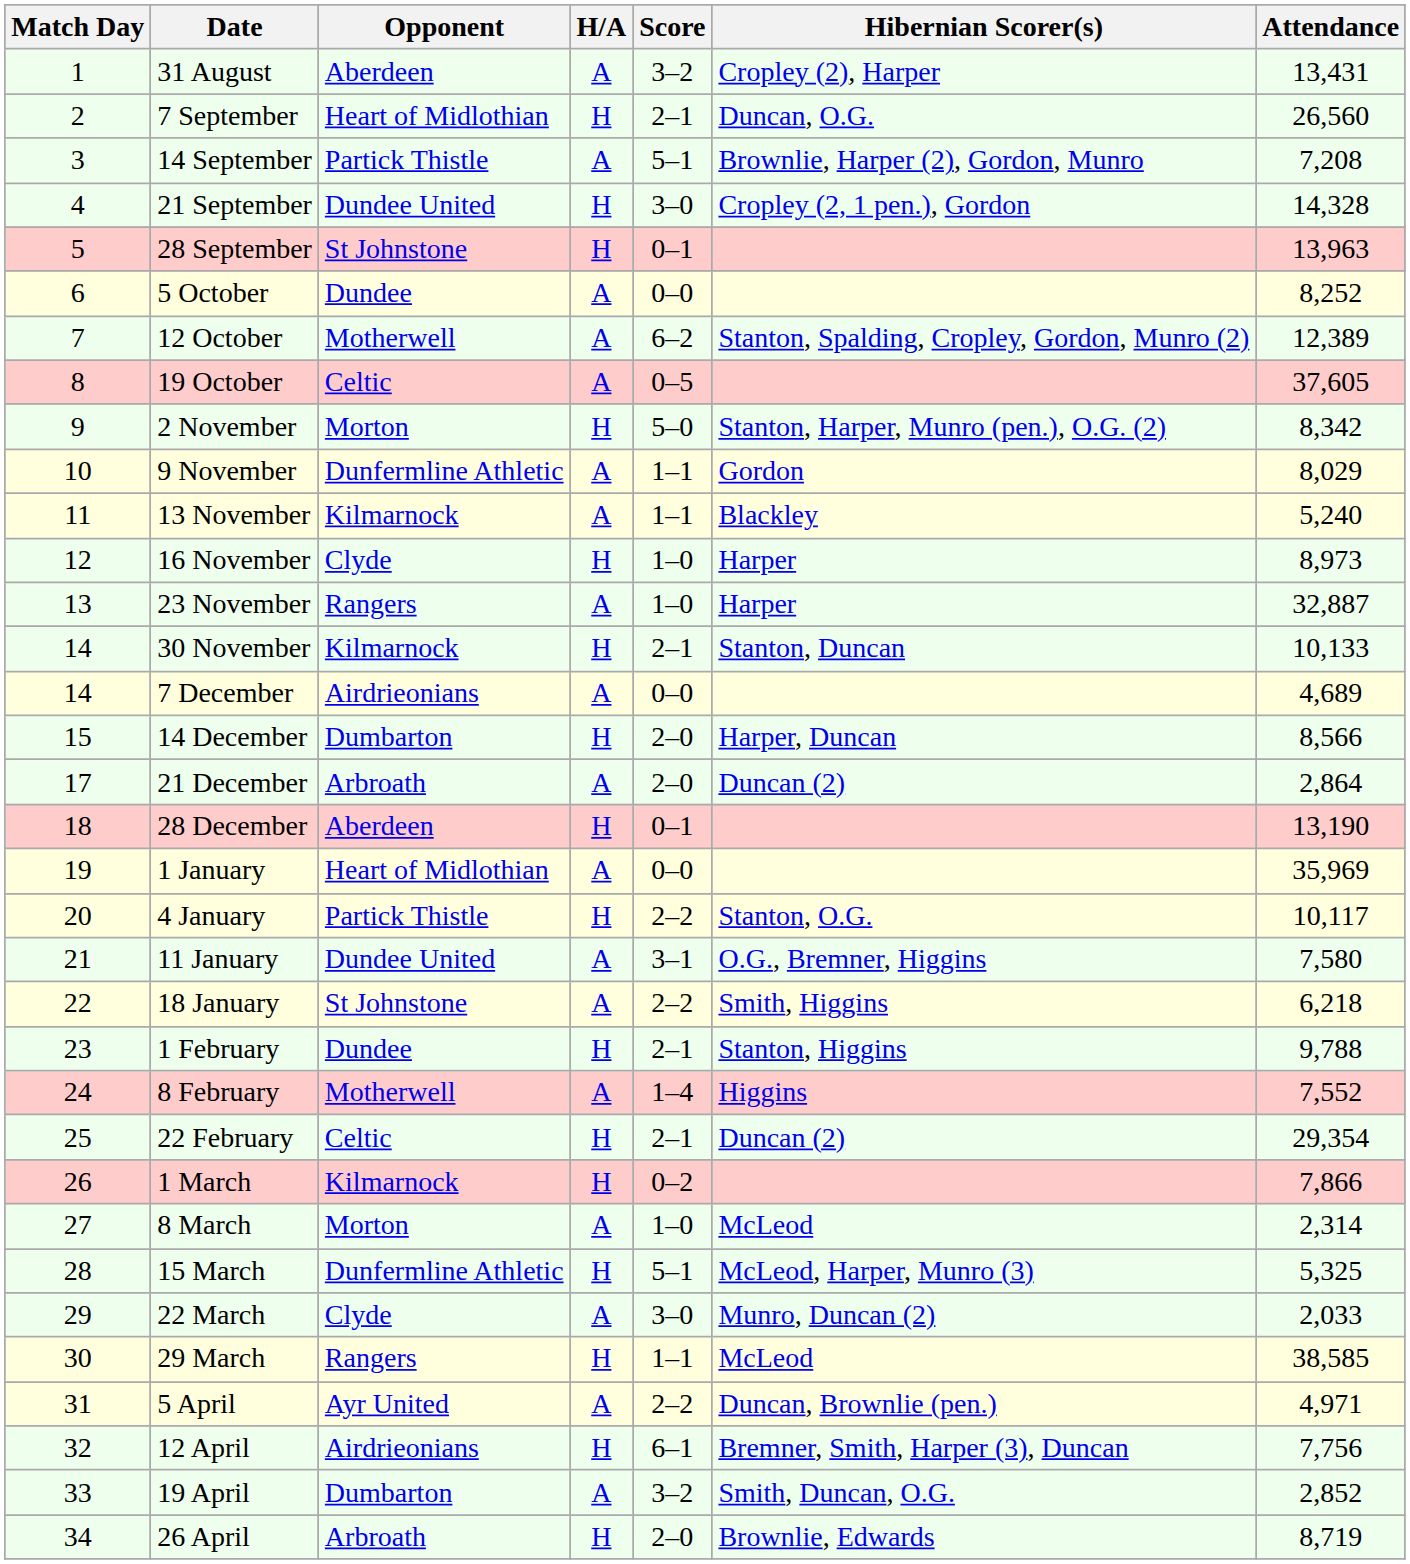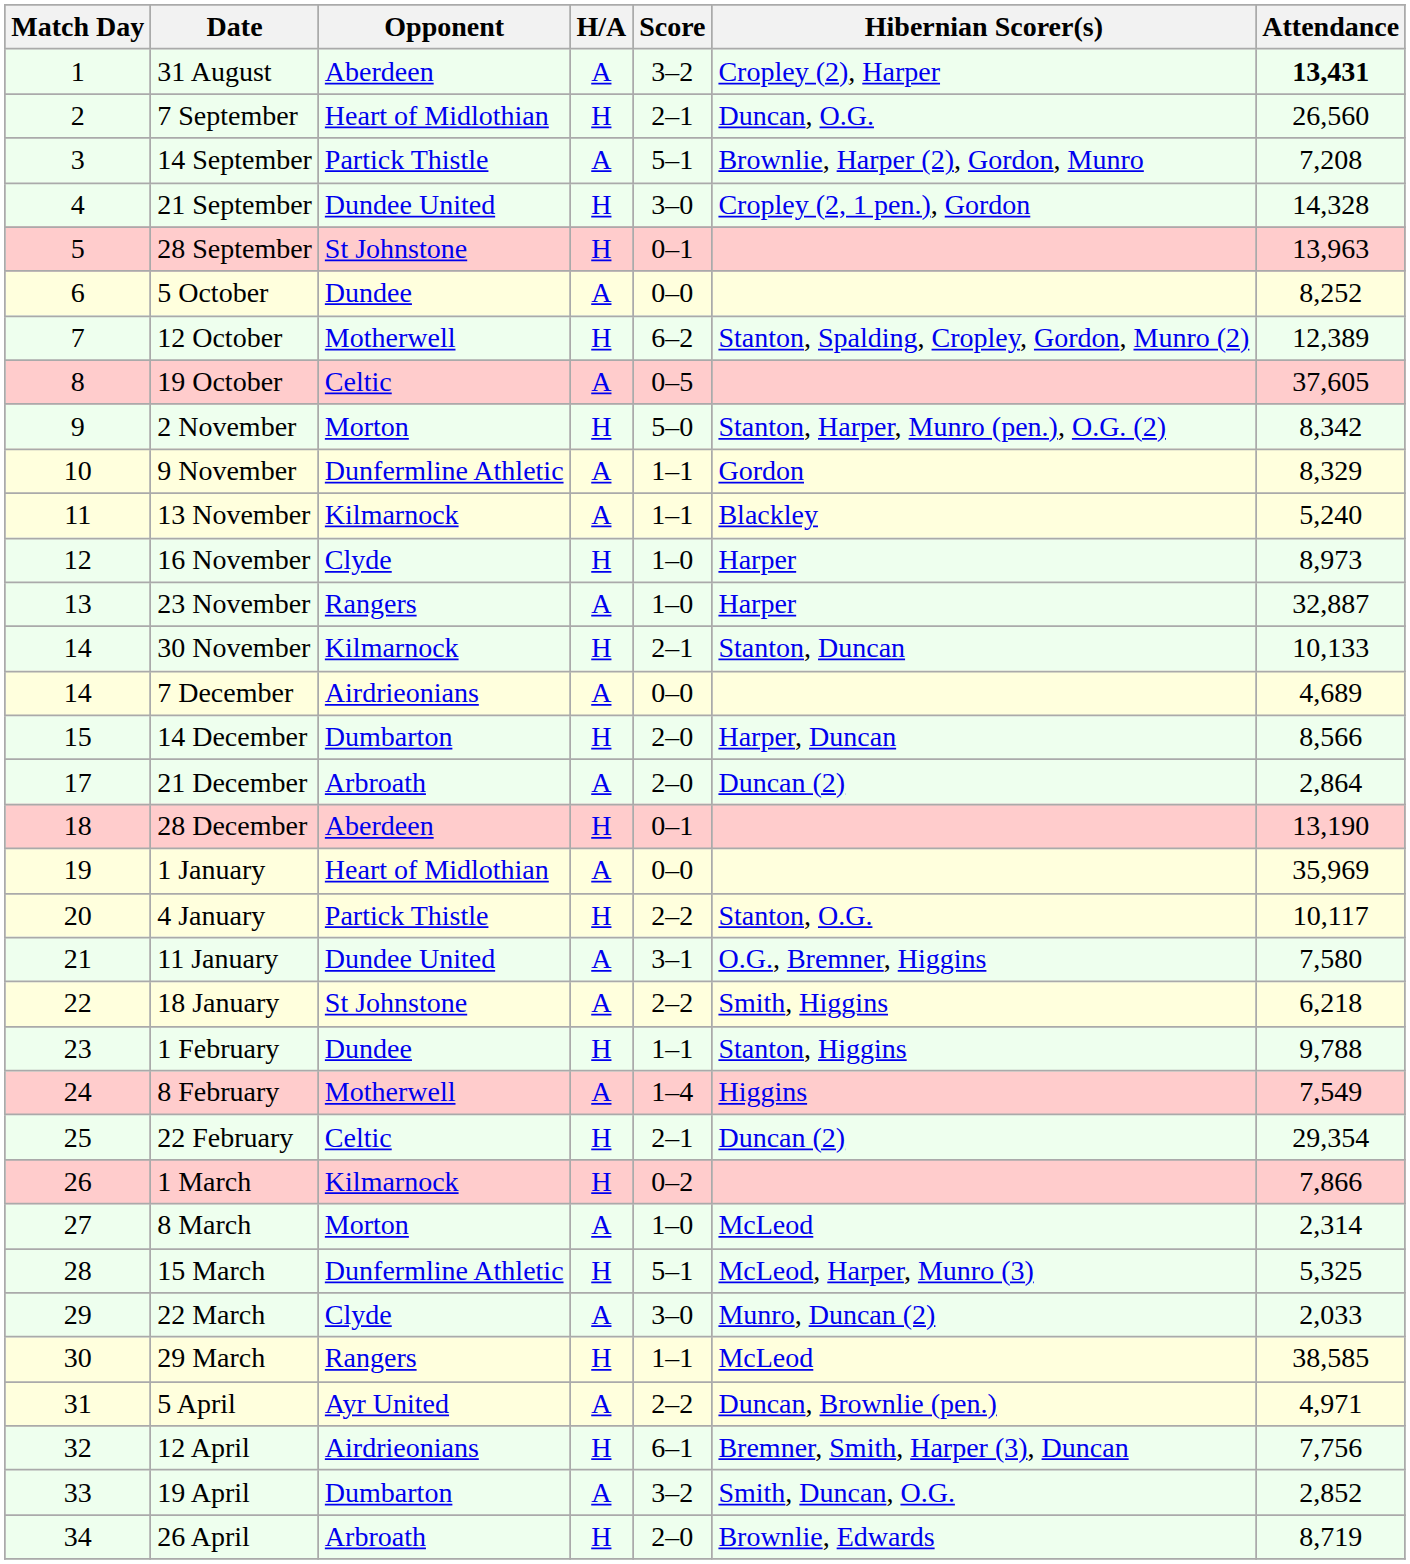(1331, 71) normal -> (1331, 71) bold
(601, 337) A -> (601, 337) H
(1331, 470) 8,029 -> (1331, 470) 8,329
(672, 1048) 2–1 -> (672, 1048) 1–1
(1331, 1092) 7,552 -> (1331, 1092) 7,549
